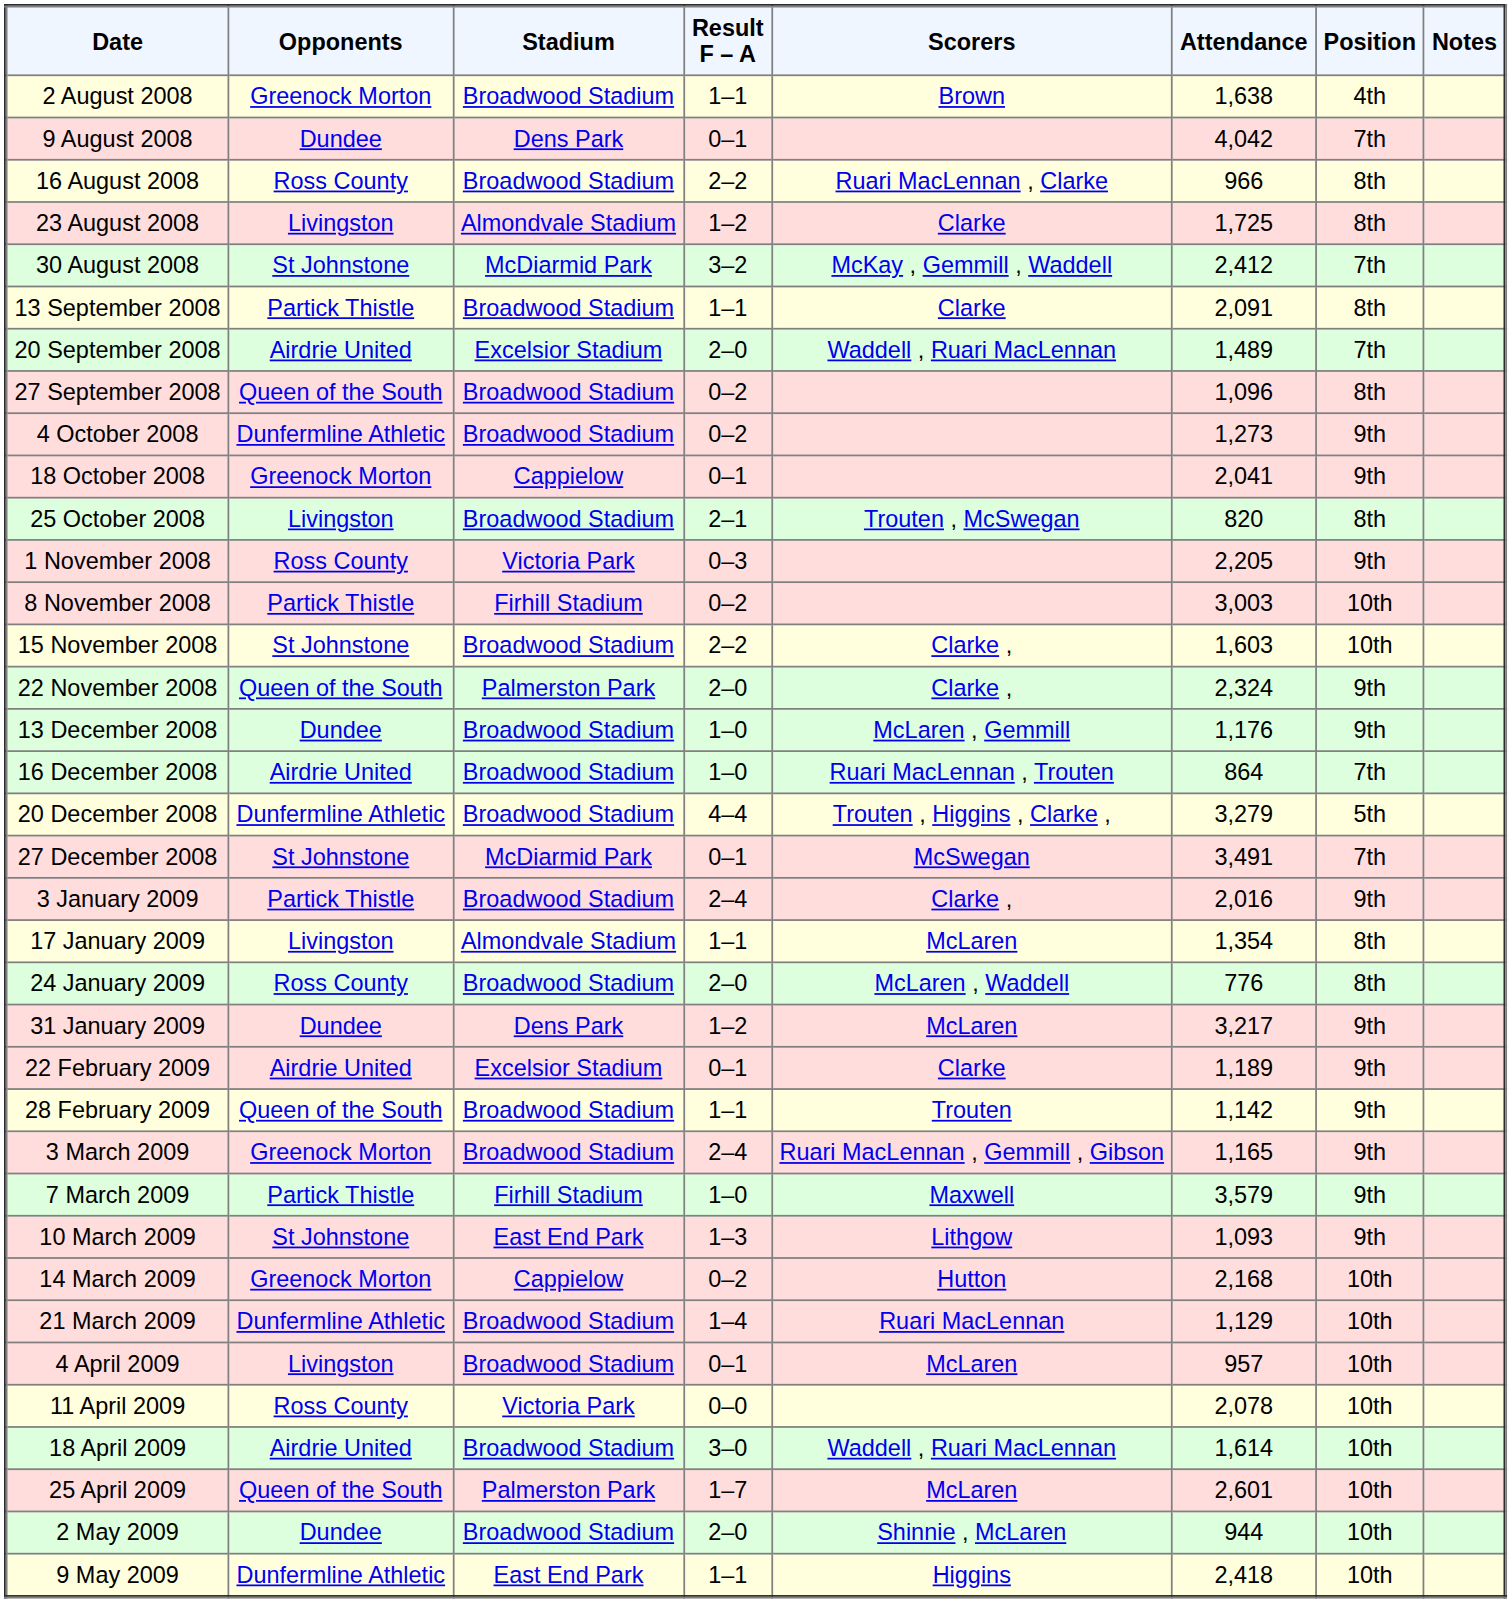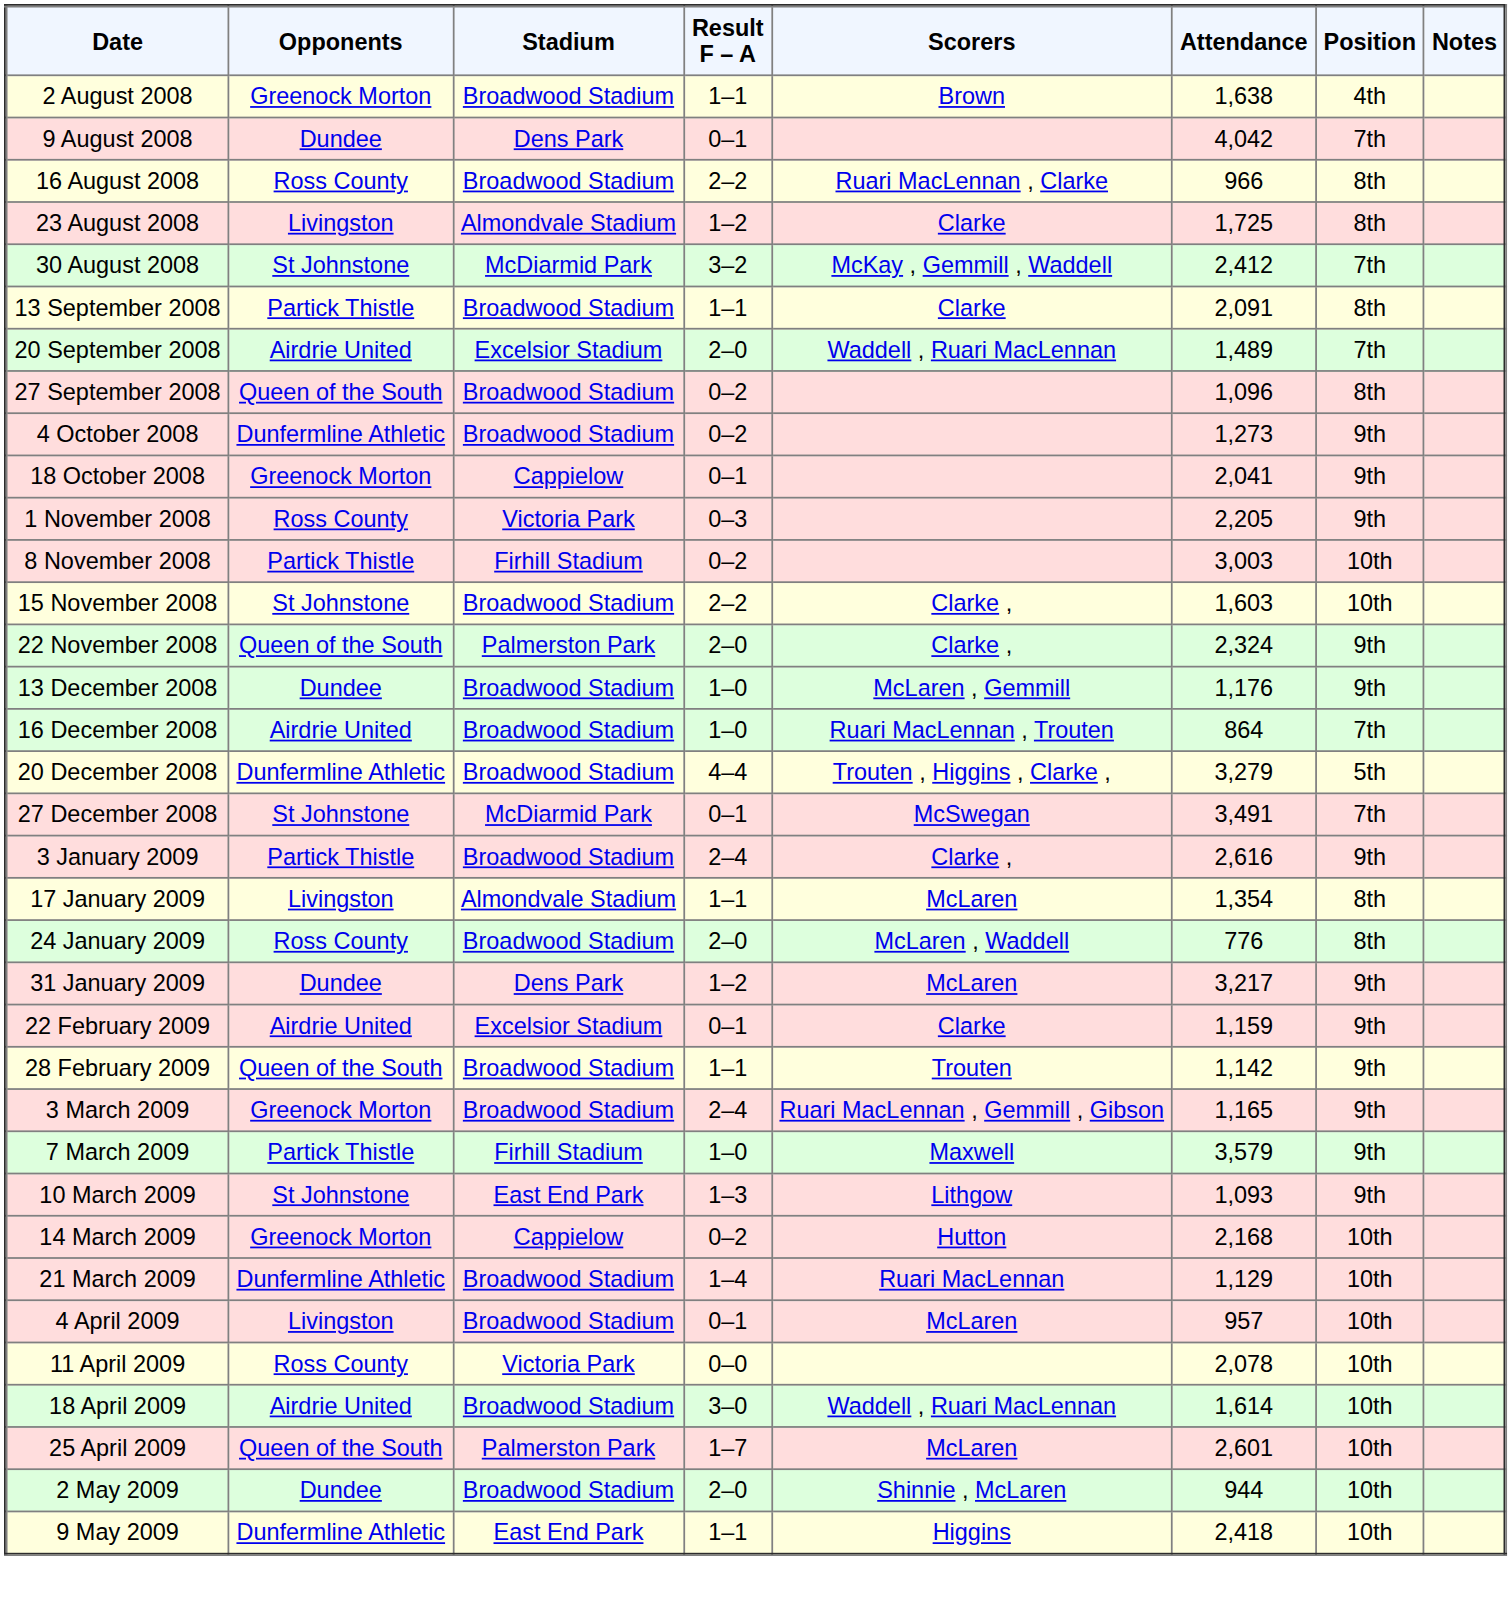- row: (118, 519)
(1244, 899) 2,016 -> (1244, 857) 2,616
(1244, 1068) 1,189 -> (1244, 1026) 1,159
